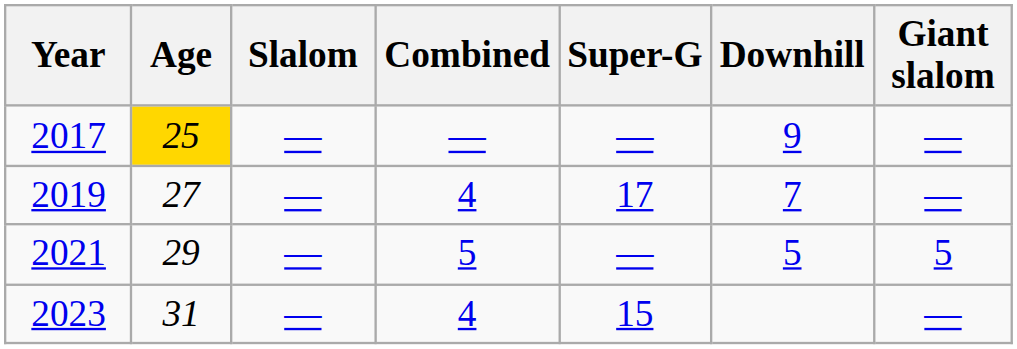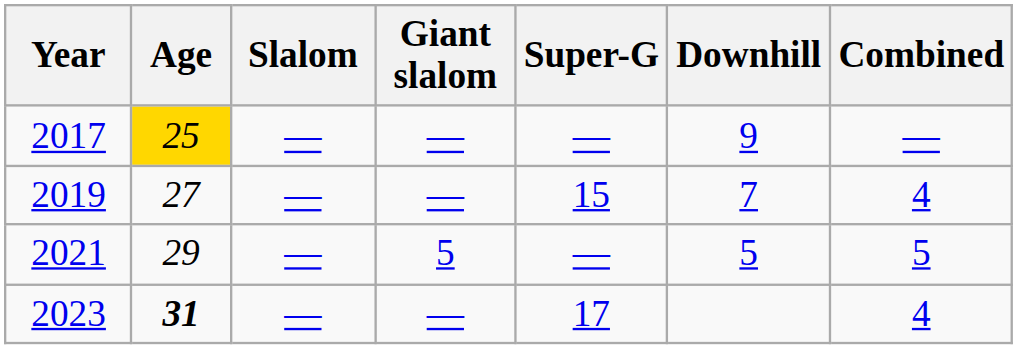columns swapped: (943, 55) <-> (467, 55)
(635, 194) 17 -> (591, 194) 15
(181, 312) normal -> (181, 312) bold
(635, 312) 15 -> (591, 312) 17
